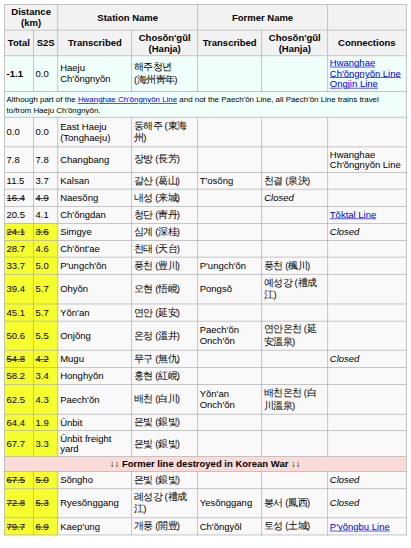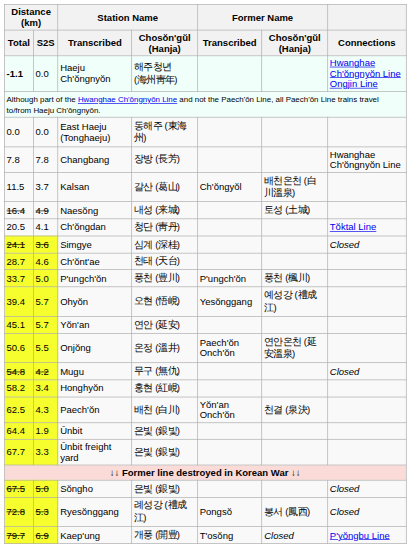(216, 181) T'osŏng -> (221, 187) Ch'ŏngyŏl
(287, 181) 천결 (泉決) -> (290, 187) 배천온천 (白川溫泉)
(279, 198) Closed -> (287, 210) 토성 (土城)
(216, 289) Pongsŏ -> (226, 302) Yesŏnggang
(290, 399) 배천온천 (白川溫泉) -> (287, 410) 천결 (泉決)
(226, 504) Yesŏnggang -> (216, 512) Pongsŏ
(221, 527) Ch'ŏngyŏl -> (216, 535) T'osŏng
(287, 527) 토성 (土城) -> (279, 535) Closed
